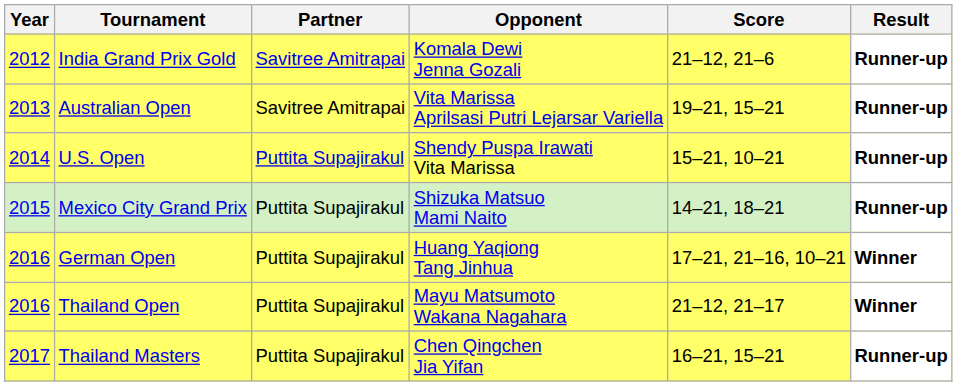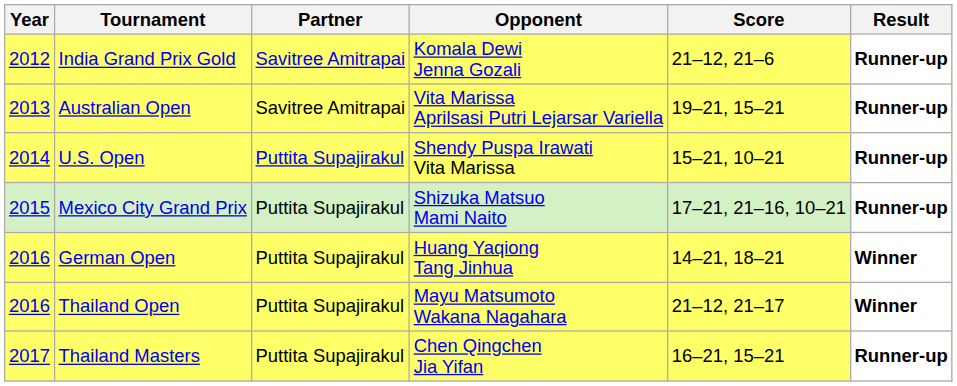(728, 208) 14–21, 18–21 -> (759, 208) 17–21, 21–16, 10–21
(759, 257) 17–21, 21–16, 10–21 -> (728, 257) 14–21, 18–21
